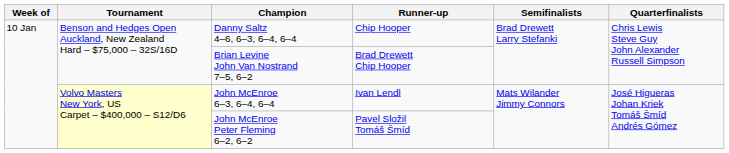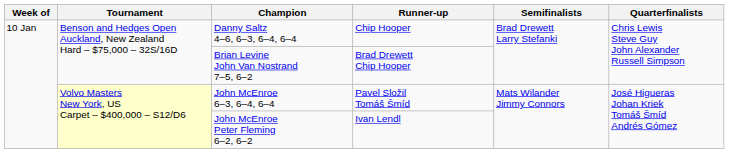(378, 92) Ivan Lendl -> (383, 98) Pavel Složil Tomáš Šmíd
(383, 125) Pavel Složil Tomáš Šmíd -> (378, 119) Ivan Lendl
